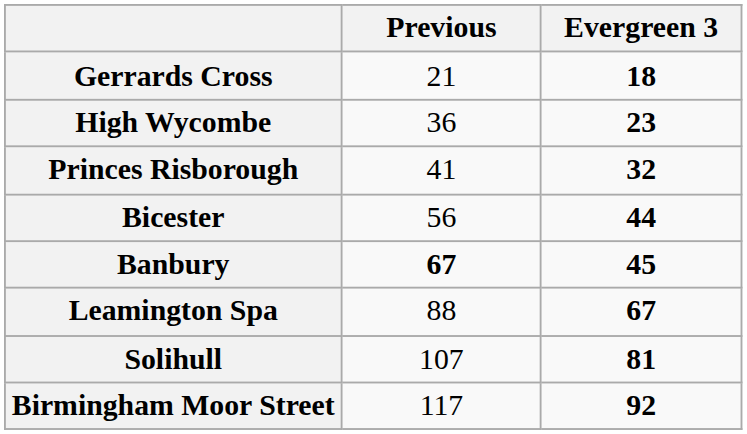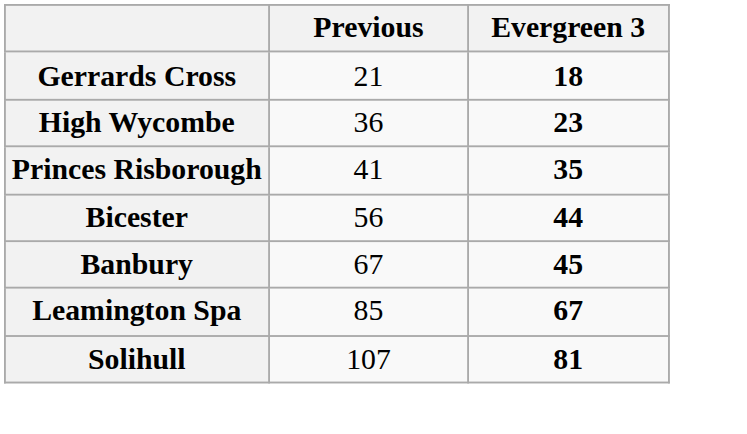(641, 169) 32 -> (568, 169) 35
(441, 264) bold -> (368, 264) normal
(441, 311) 88 -> (368, 311) 85
- row: (173, 405)
